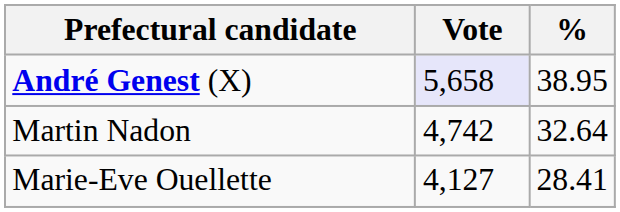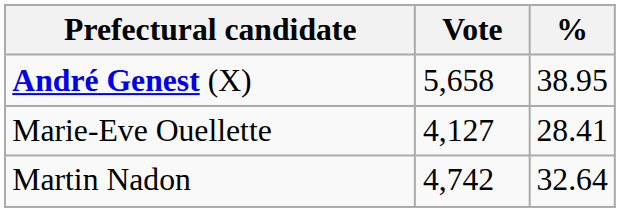(459, 79) lavender background -> (459, 79) no background
rows swapped: (102, 130) <-> (142, 180)
